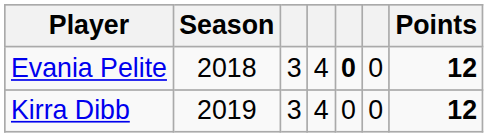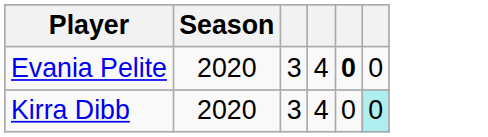- column: (436, 25)
(227, 68) 2018 -> (227, 68) 2020
(227, 110) 2019 -> (227, 110) 2020
(376, 110) no background -> (376, 110) paleturquoise background
